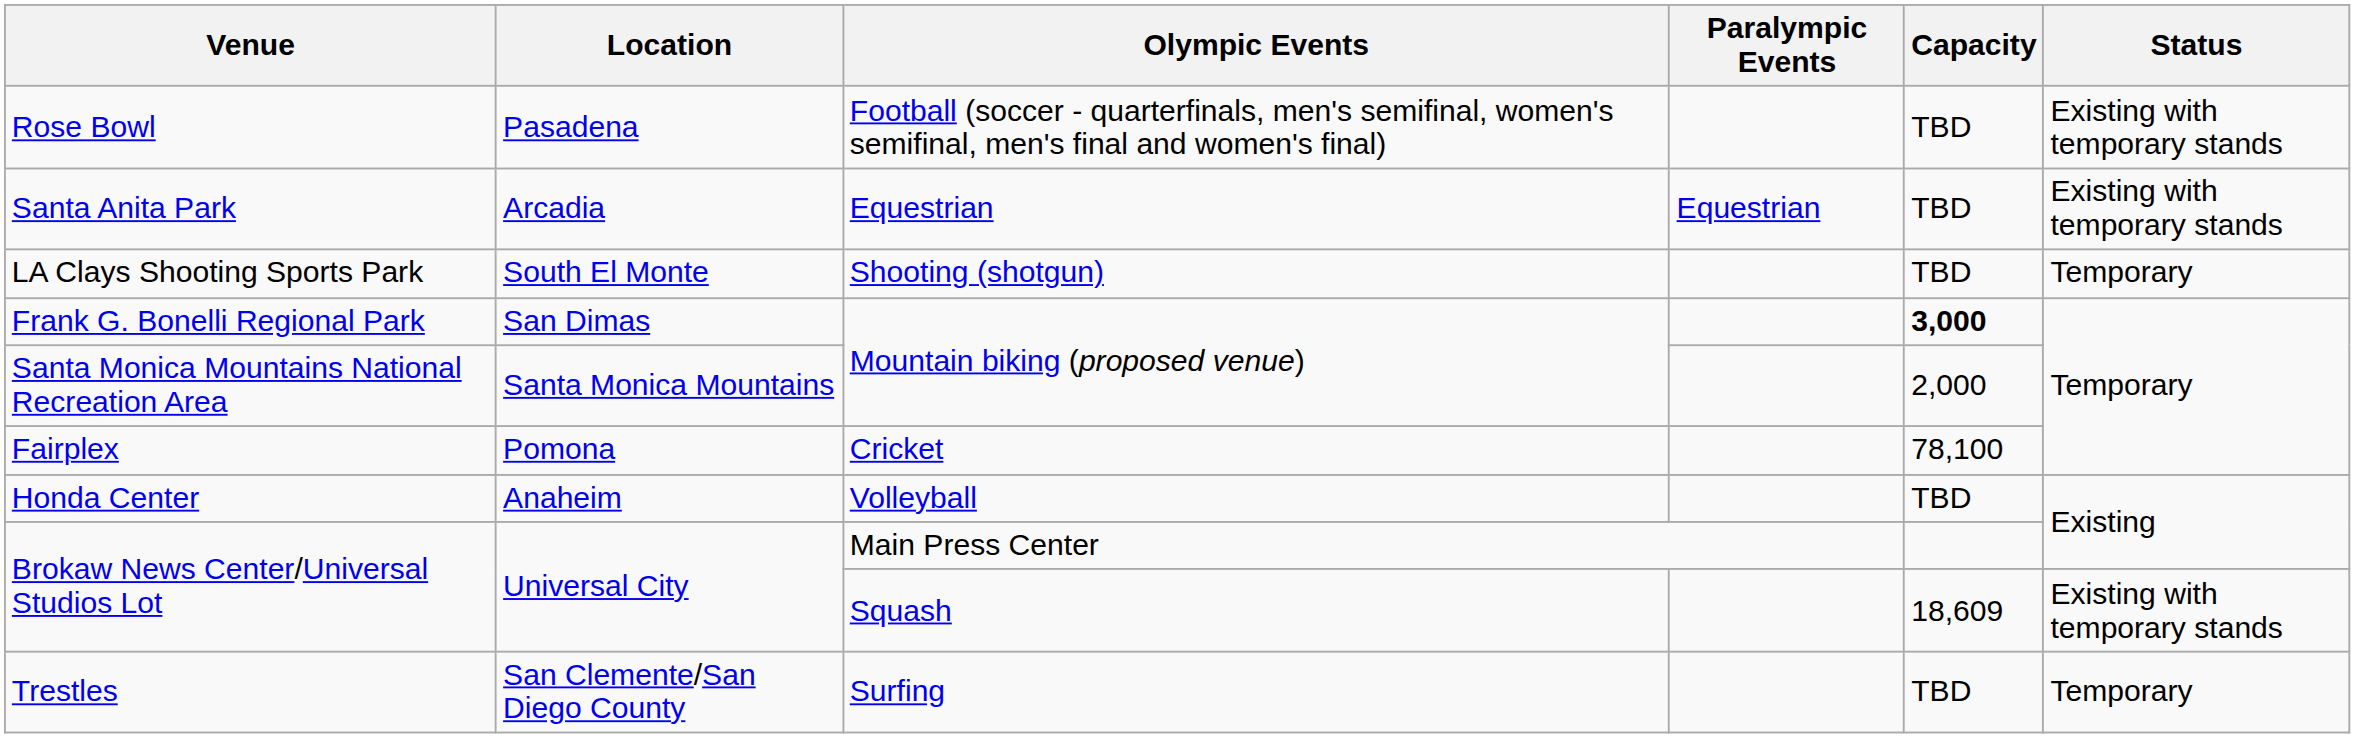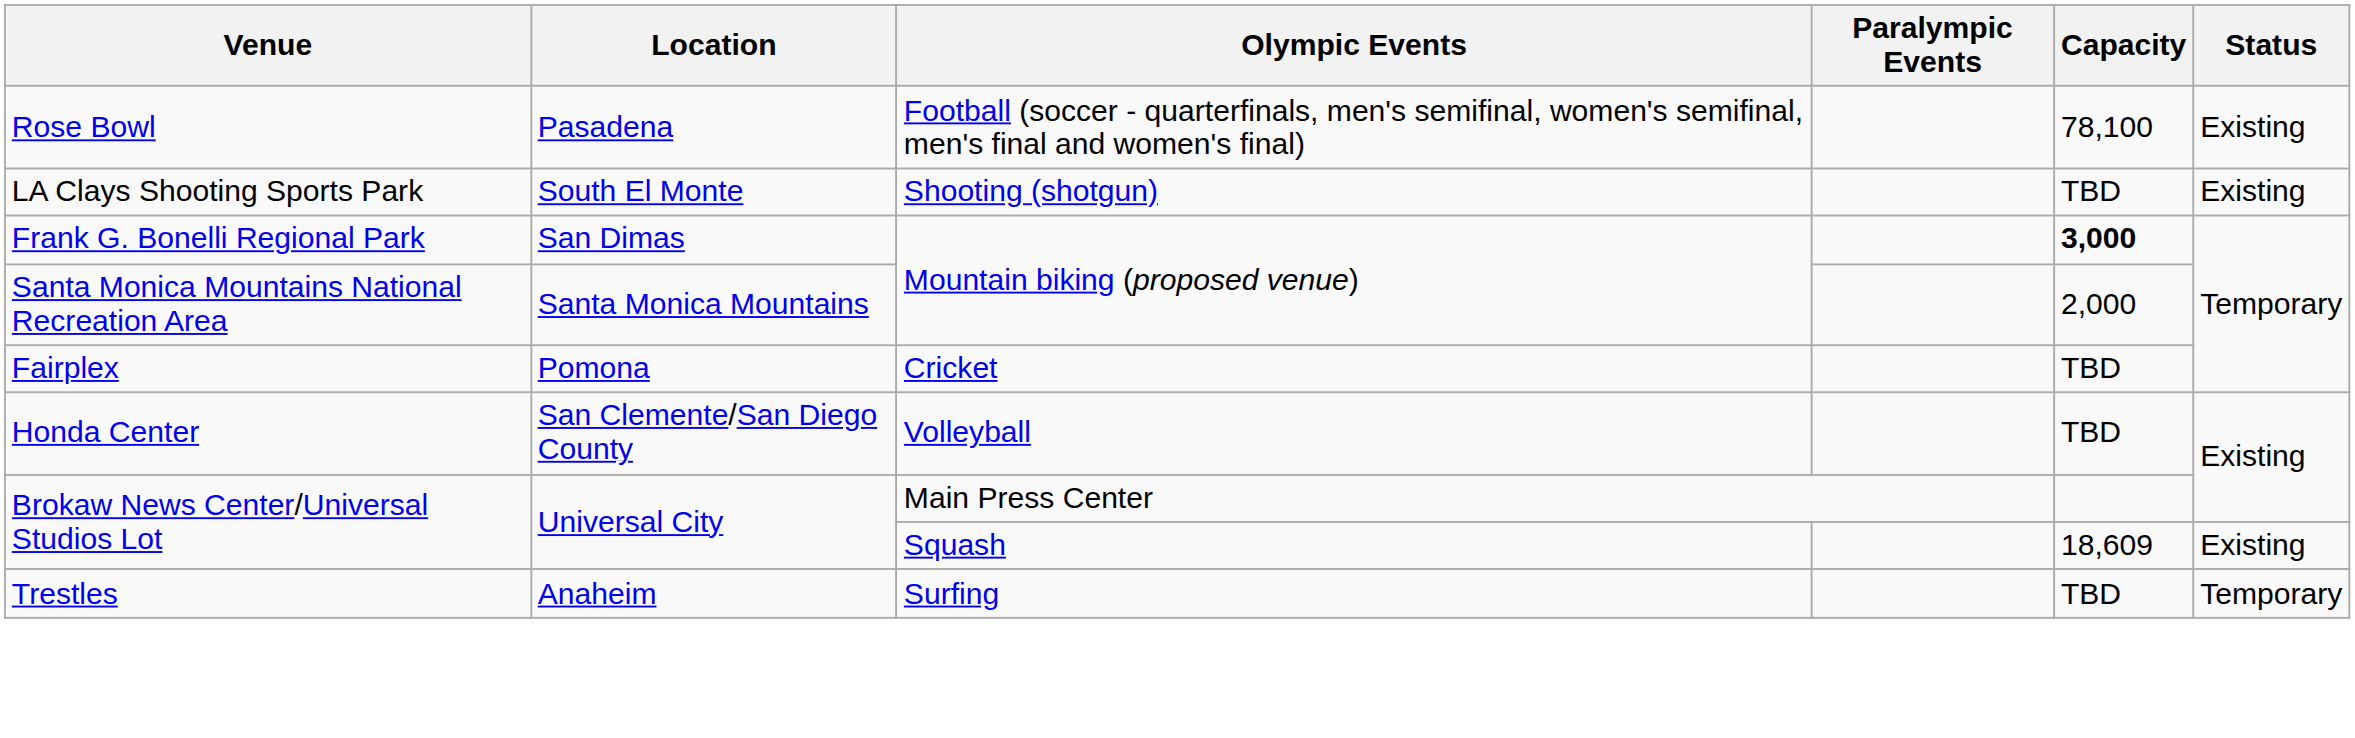(1941, 126) TBD -> (2107, 126) 78,100
(2167, 126) Existing with temporary stands -> (2253, 126) Existing
- row: (124, 208)
(2122, 272) Temporary -> (2253, 191) Existing
(1957, 449) 78,100 -> (2091, 368) TBD
(562, 497) Anaheim -> (707, 433) San Clemente/San Diego County
(2167, 609) Existing with temporary stands -> (2253, 545) Existing
(629, 691) San Clemente/San Diego County -> (597, 593) Anaheim
